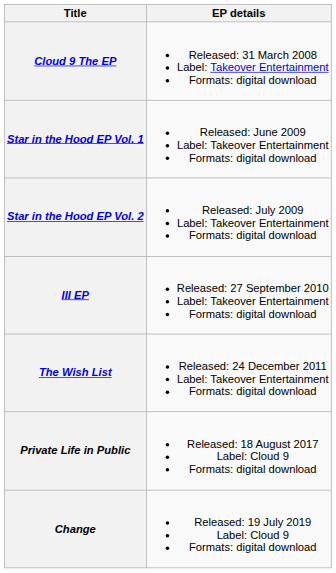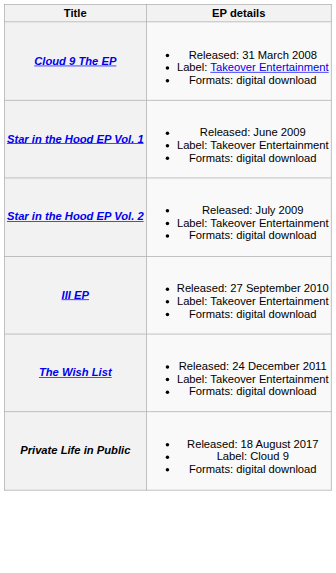- row: (75, 529)
